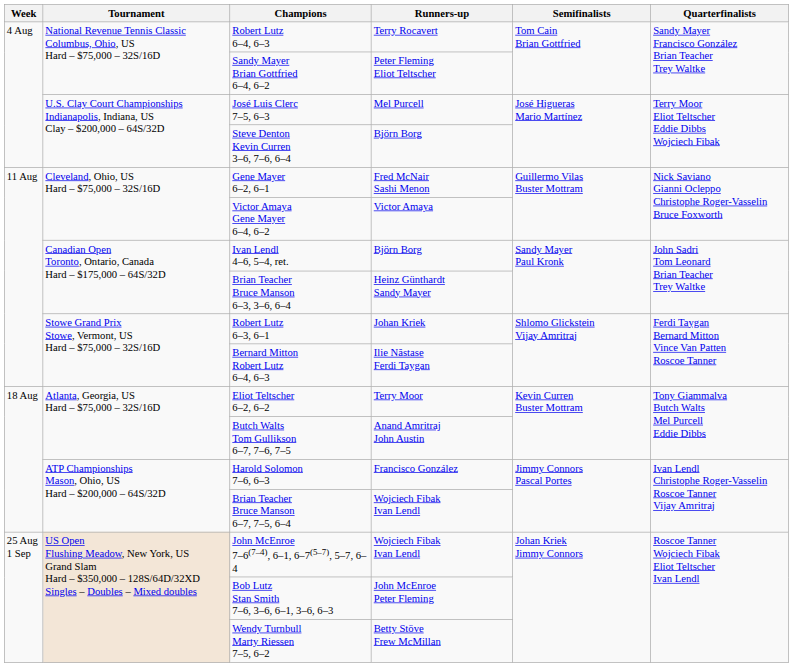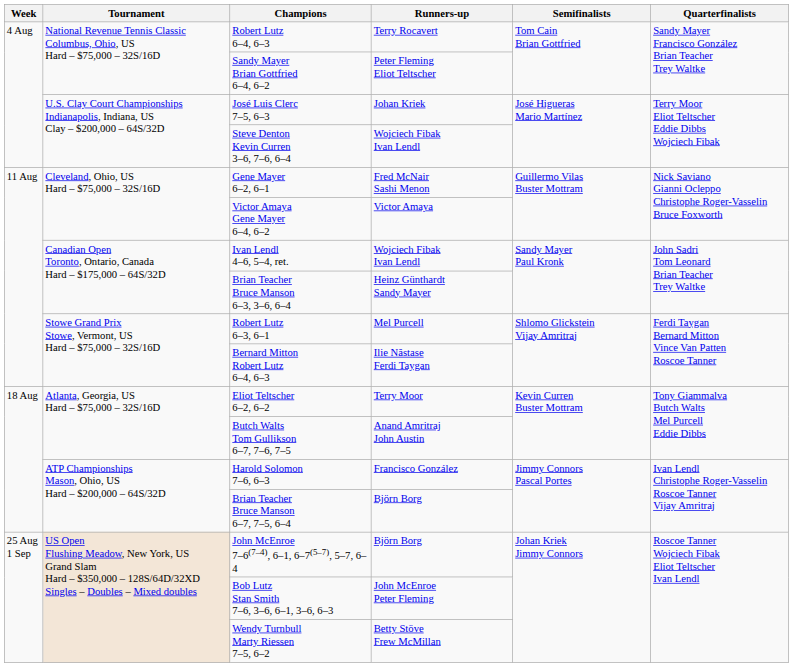(399, 103) Mel Purcell -> (400, 103) Johan Kriek
(398, 134) Björn Borg -> (407, 140) Wojciech Fibak Ivan Lendl
(398, 249) Björn Borg -> (407, 255) Wojciech Fibak Ivan Lendl
(400, 322) Johan Kriek -> (399, 322) Mel Purcell
(407, 504) Wojciech Fibak Ivan Lendl -> (398, 498) Björn Borg
(407, 547) Wojciech Fibak Ivan Lendl -> (398, 541) Björn Borg
